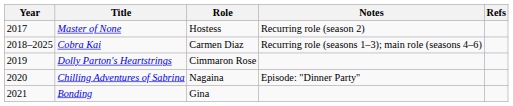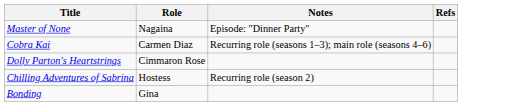- column: (30, 12)
(205, 28) Hostess -> (156, 28) Nagaina
(313, 28) Recurring role (season 2) -> (260, 28) Episode: "Dinner Party"
(206, 77) Nagaina -> (154, 77) Hostess
(311, 77) Episode: "Dinner Party" -> (262, 77) Recurring role (season 2)
